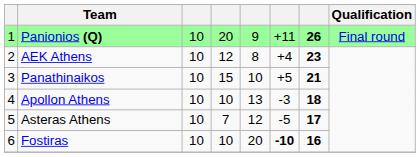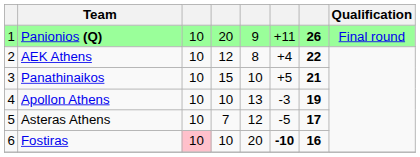(314, 57) 23 -> (314, 57) 22
(314, 99) 18 -> (314, 99) 19
(196, 141) no background -> (196, 141) pink background
